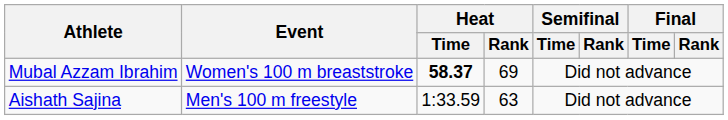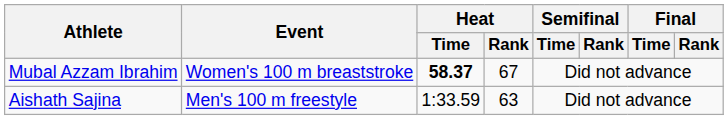(508, 73) 69 -> (508, 73) 67
